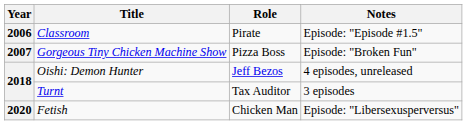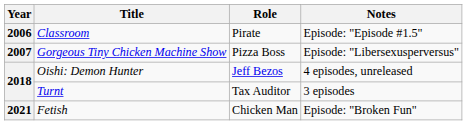(360, 52) Episode: "Broken Fun" -> (381, 52) Episode: "Libersexusperversus"
(19, 110) 2020 -> (19, 110) 2021
(381, 110) Episode: "Libersexusperversus" -> (360, 110) Episode: "Broken Fun"
